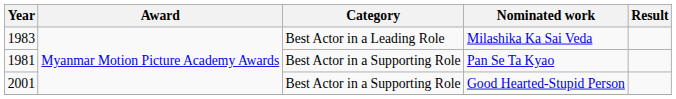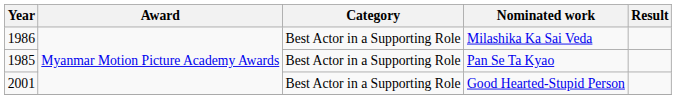(21, 38) 1983 -> (21, 38) 1986
(365, 38) Best Actor in a Leading Role -> (373, 38) Best Actor in a Supporting Role
(21, 61) 1981 -> (21, 61) 1985
